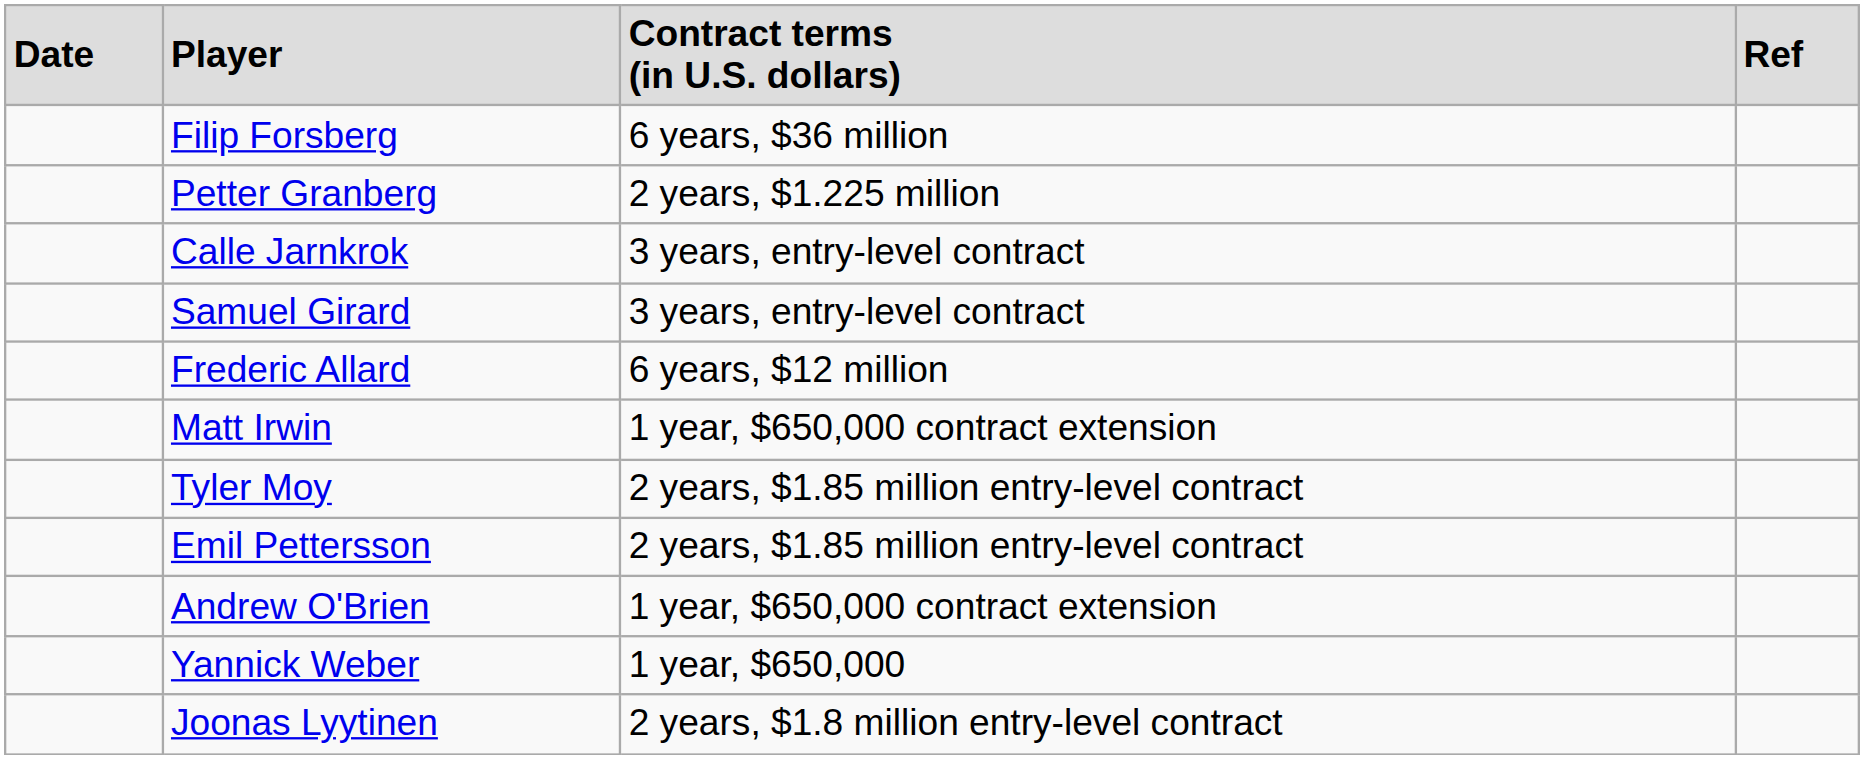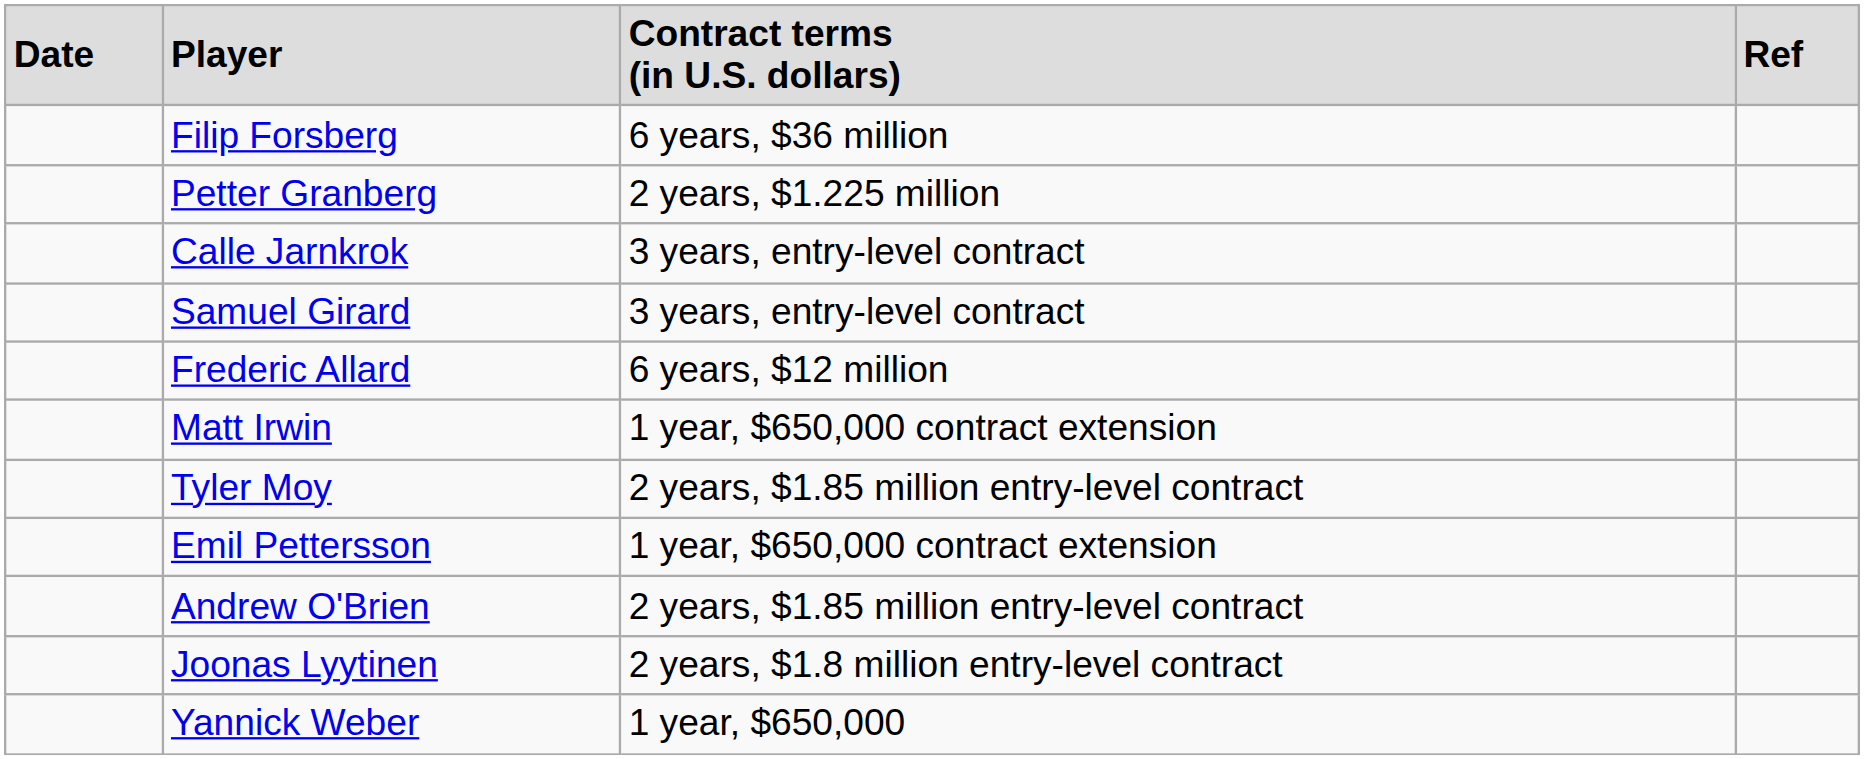(966, 546) 2 years, $1.85 million entry-level contract -> (923, 546) 1 year, $650,000 contract extension
(923, 605) 1 year, $650,000 contract extension -> (966, 605) 2 years, $1.85 million entry-level contract
rows swapped: (295, 664) <-> (304, 723)
